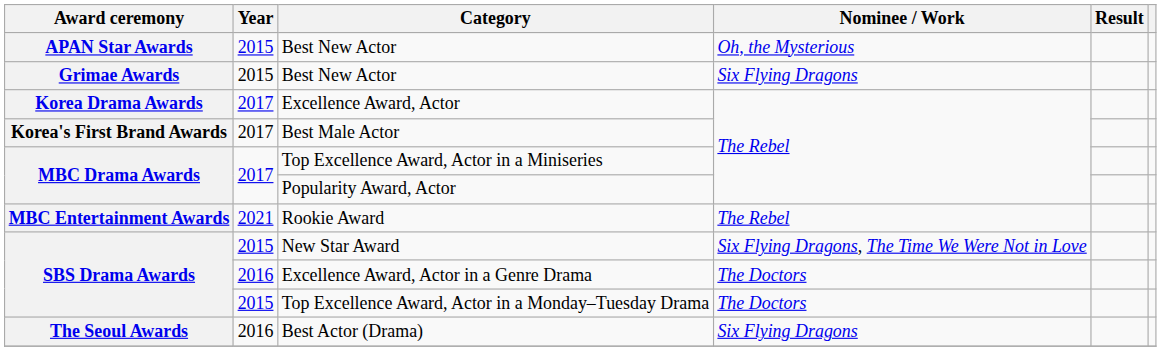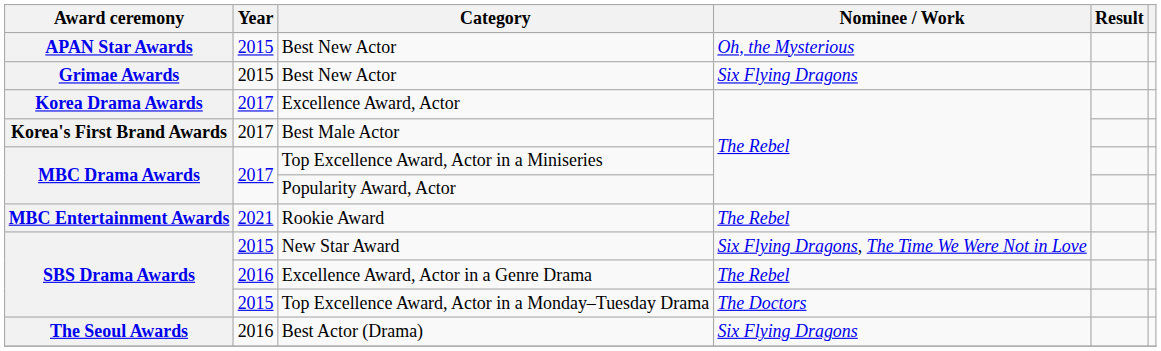(762, 274) The Doctors -> (753, 274) The Rebel
